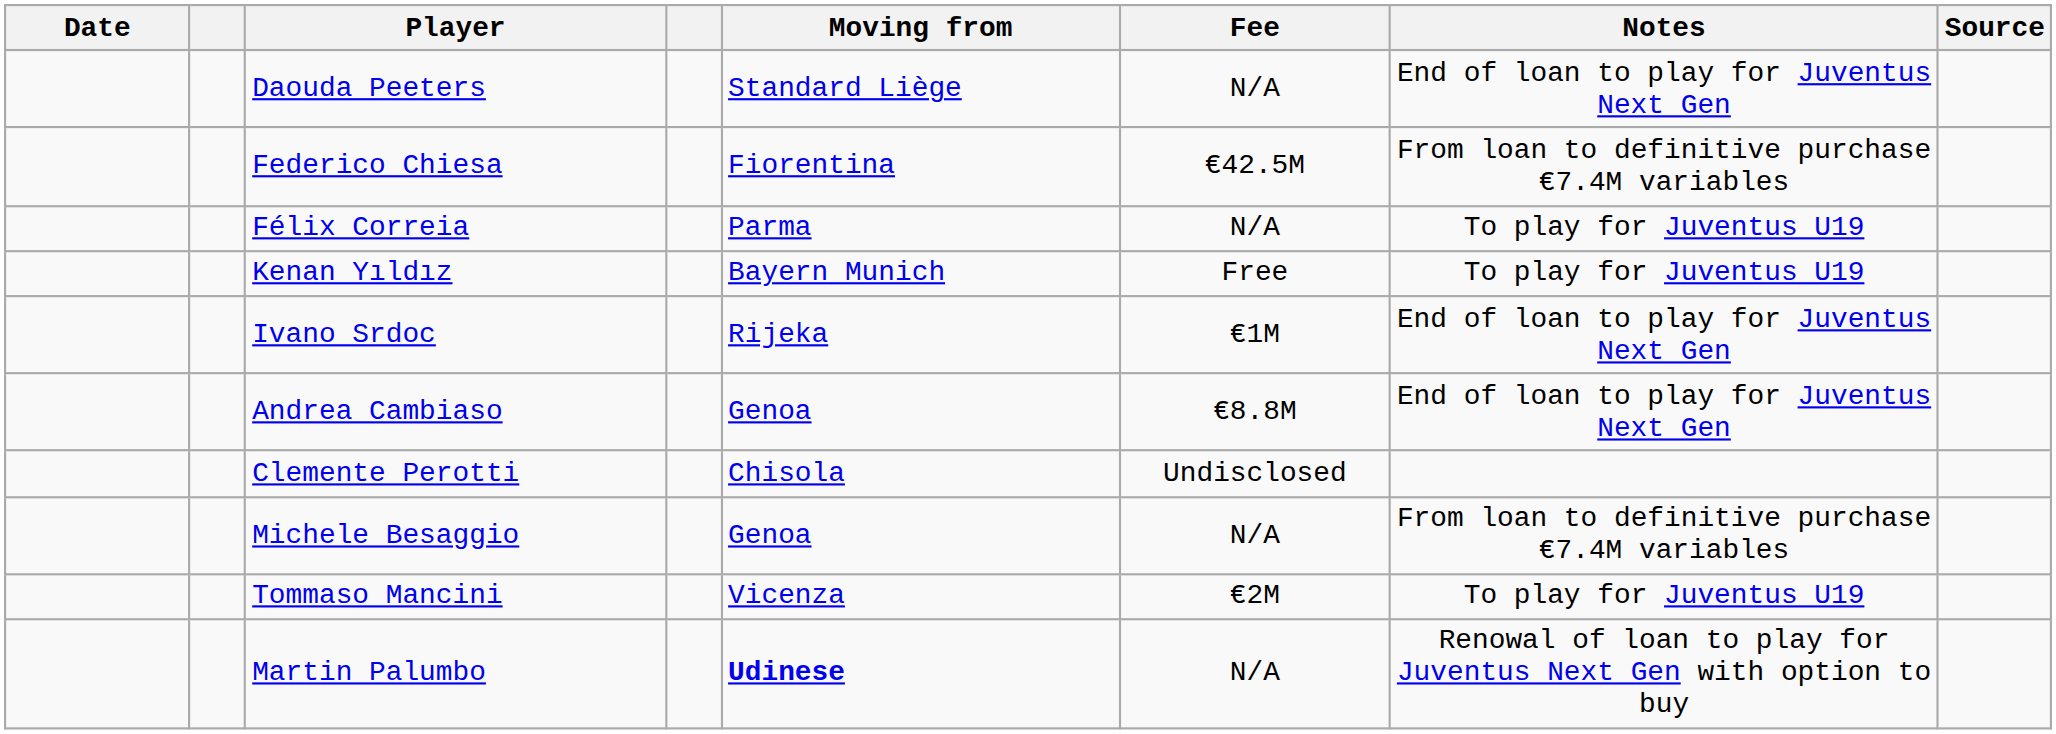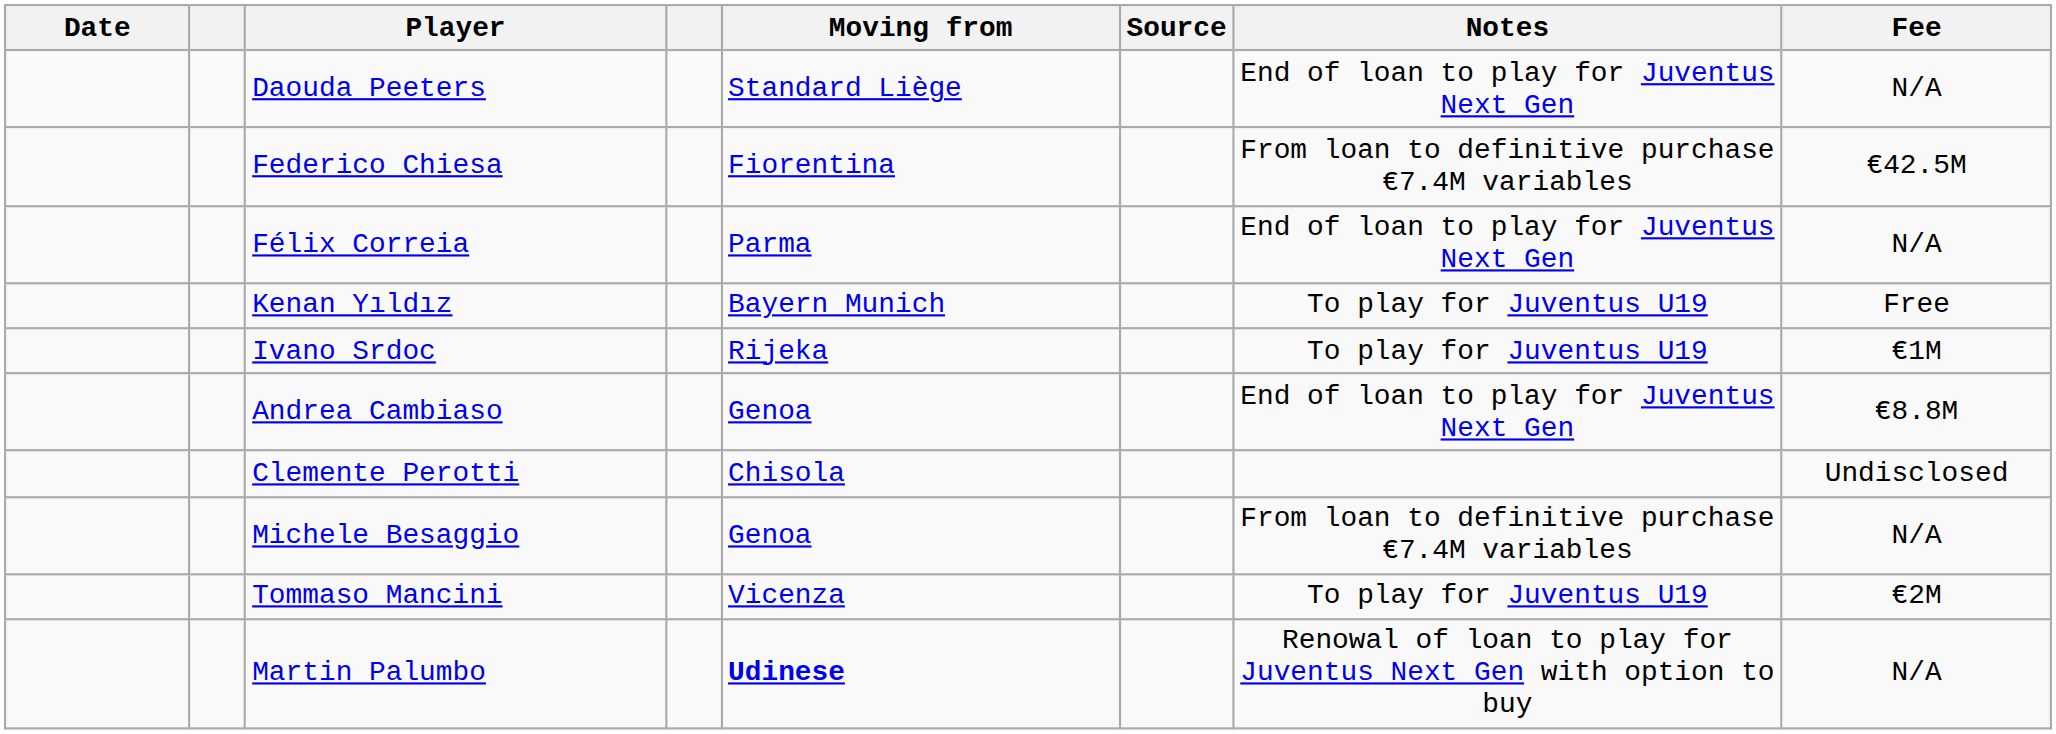columns swapped: (1255, 28) <-> (1995, 28)
(1664, 228) To play for Juventus U19 -> (1507, 244) End of loan to play for Juventus Next Gen
(1664, 335) End of loan to play for Juventus Next Gen -> (1507, 351) To play for Juventus U19
